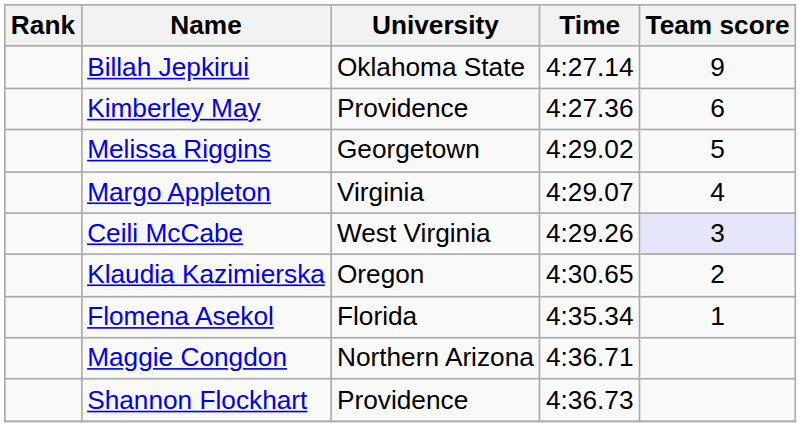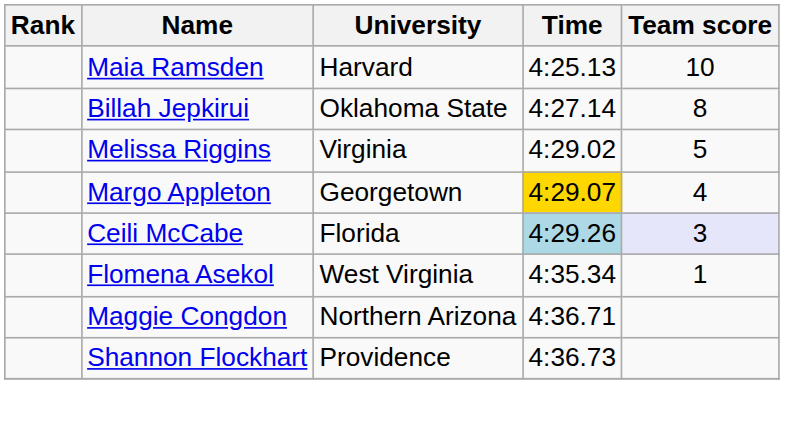+ row: (175, 66)
(718, 66) 9 -> (700, 108) 8
- row: (174, 108)
(408, 150) Georgetown -> (363, 150) Virginia
(380, 191) Virginia -> (391, 191) Georgetown
(590, 191) no background -> (572, 191) gold background
(414, 233) West Virginia -> (360, 233) Florida
(590, 233) no background -> (572, 233) lightblue background
- row: (206, 274)
(377, 316) Florida -> (396, 274) West Virginia
